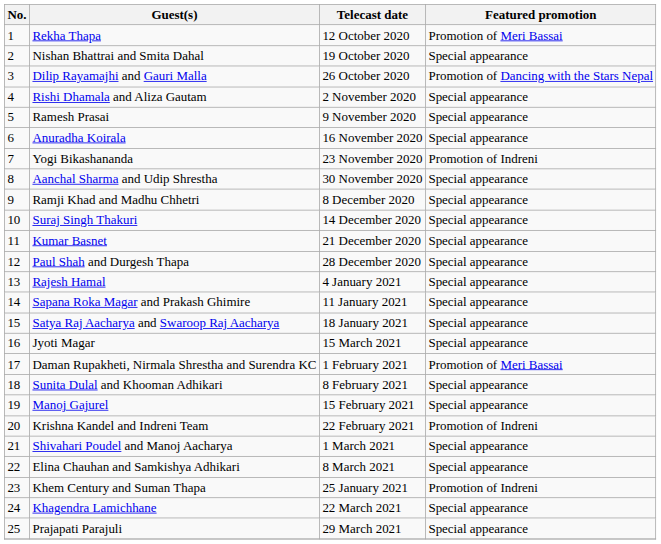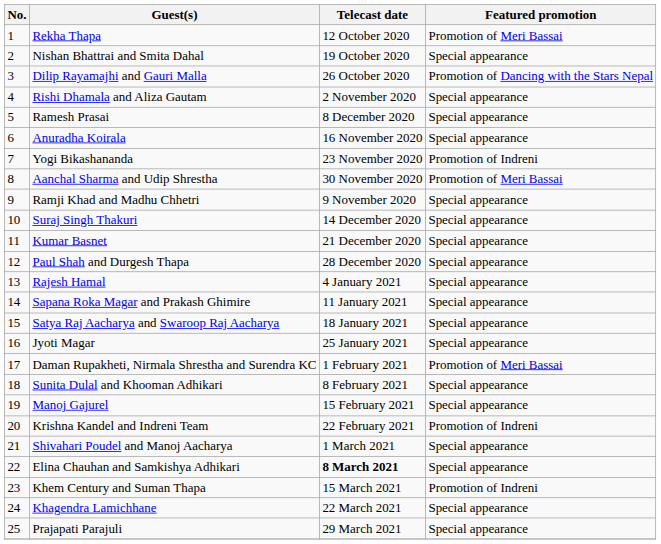(369, 117) 9 November 2020 -> (368, 117) 8 December 2020
(478, 179) Special appearance -> (496, 179) Promotion of Meri Bassai
(368, 199) 8 December 2020 -> (369, 199) 9 November 2020
(362, 343) 15 March 2021 -> (365, 343) 25 January 2021
(359, 466) normal -> (360, 466) bold
(365, 487) 25 January 2021 -> (362, 487) 15 March 2021
